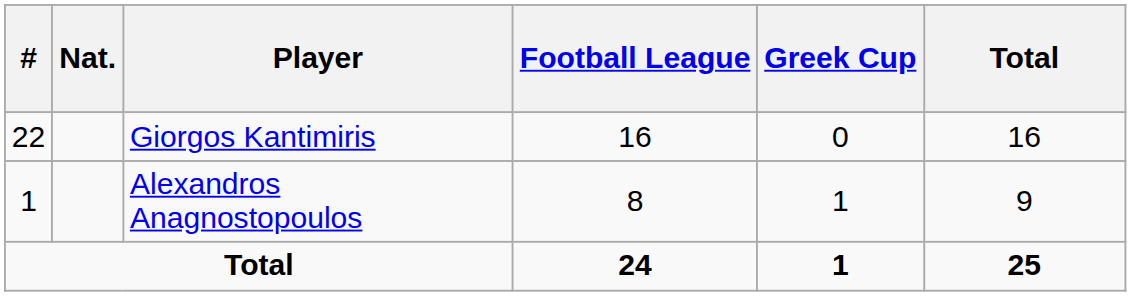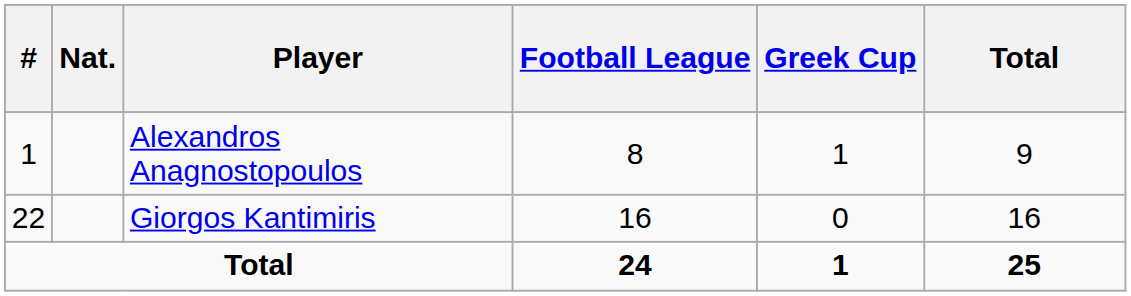rows swapped: (253, 136) <-> (246, 200)
